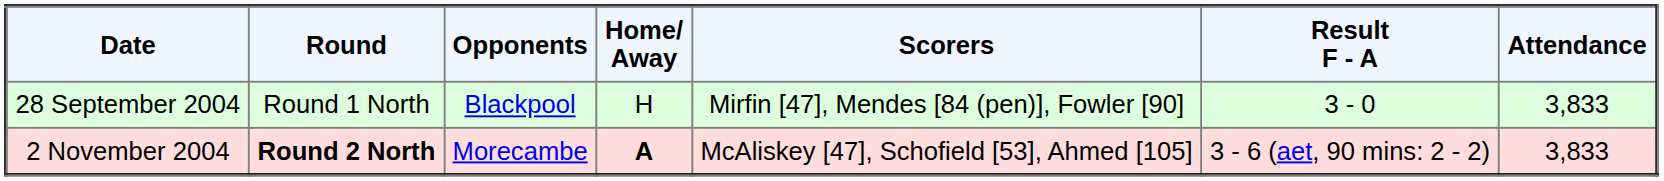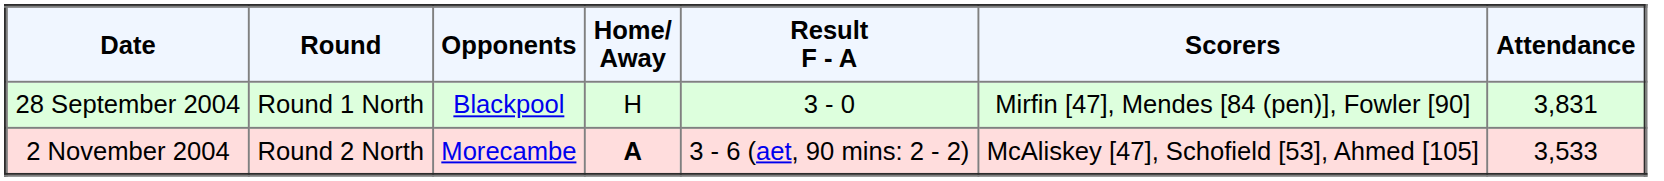columns swapped: (1350, 44) <-> (947, 44)
(1577, 105) 3,833 -> (1566, 105) 3,831
(346, 151) bold -> (341, 151) normal
(1577, 151) 3,833 -> (1566, 151) 3,533
